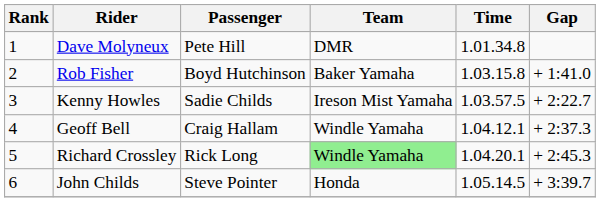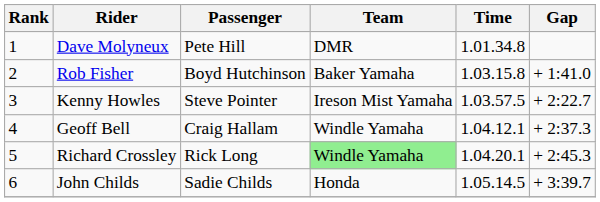(228, 100) Sadie Childs -> (231, 100) Steve Pointer
(231, 182) Steve Pointer -> (228, 182) Sadie Childs
